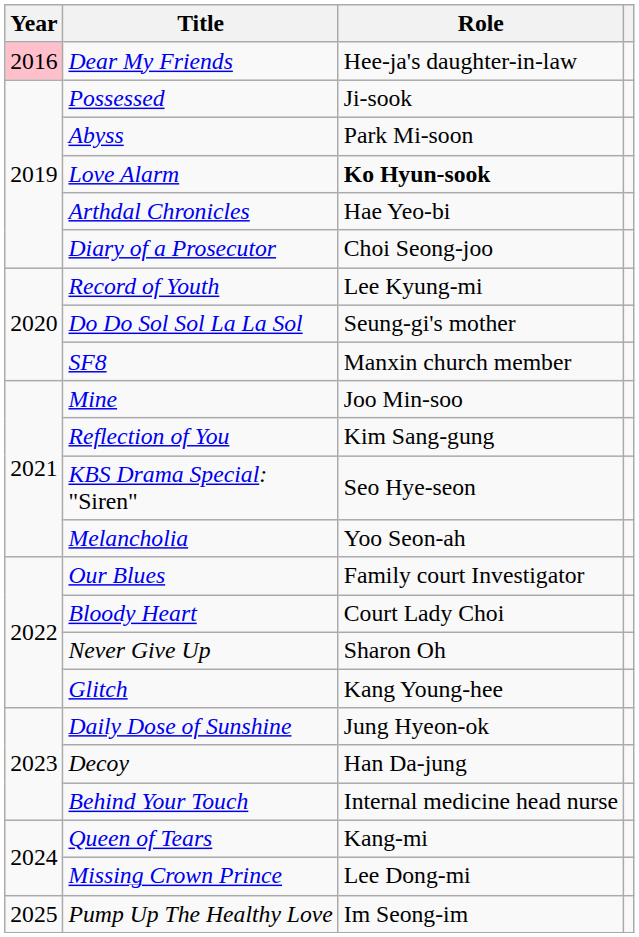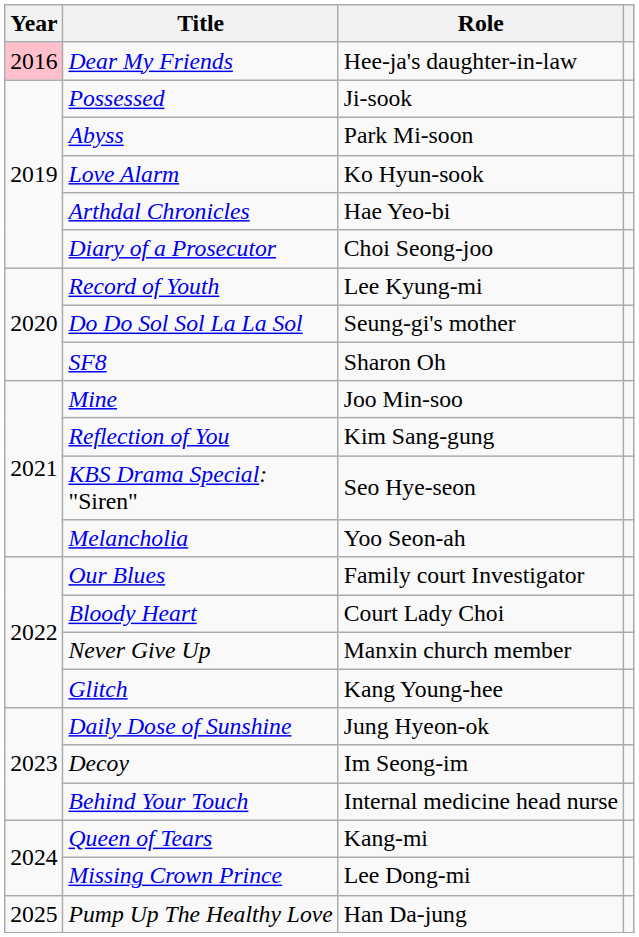(417, 173) bold -> (414, 173) normal
(458, 361) Manxin church member -> (395, 361) Sharon Oh
(395, 650) Sharon Oh -> (458, 650) Manxin church member
(405, 763) Han Da-jung -> (406, 763) Im Seong-im
(406, 913) Im Seong-im -> (405, 913) Han Da-jung
